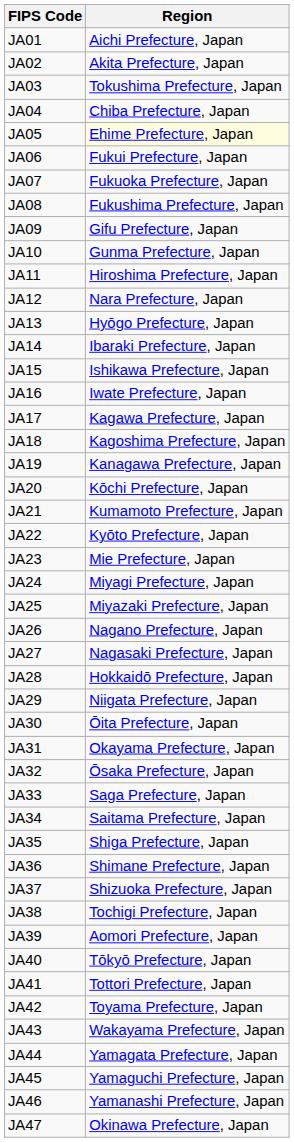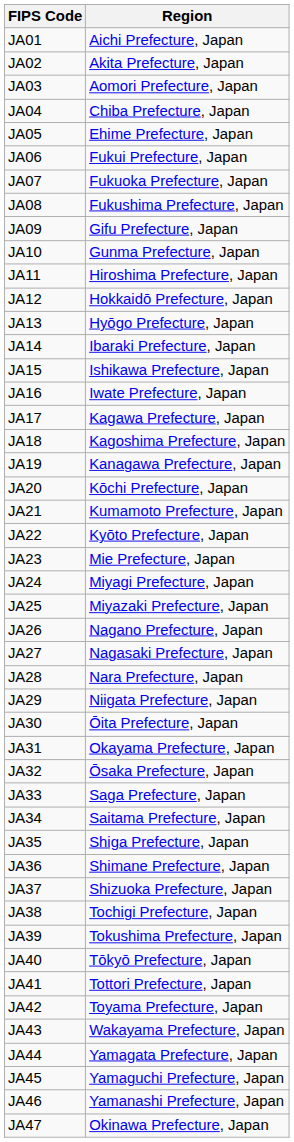(186, 87) Tokushima Prefecture, Japan -> (174, 87) Aomori Prefecture, Japan
(171, 134) lightyellow background -> (171, 134) no background
(166, 299) Nara Prefecture, Japan -> (181, 299) Hokkaidō Prefecture, Japan
(181, 677) Hokkaidō Prefecture, Japan -> (166, 677) Nara Prefecture, Japan
(174, 936) Aomori Prefecture, Japan -> (186, 936) Tokushima Prefecture, Japan
